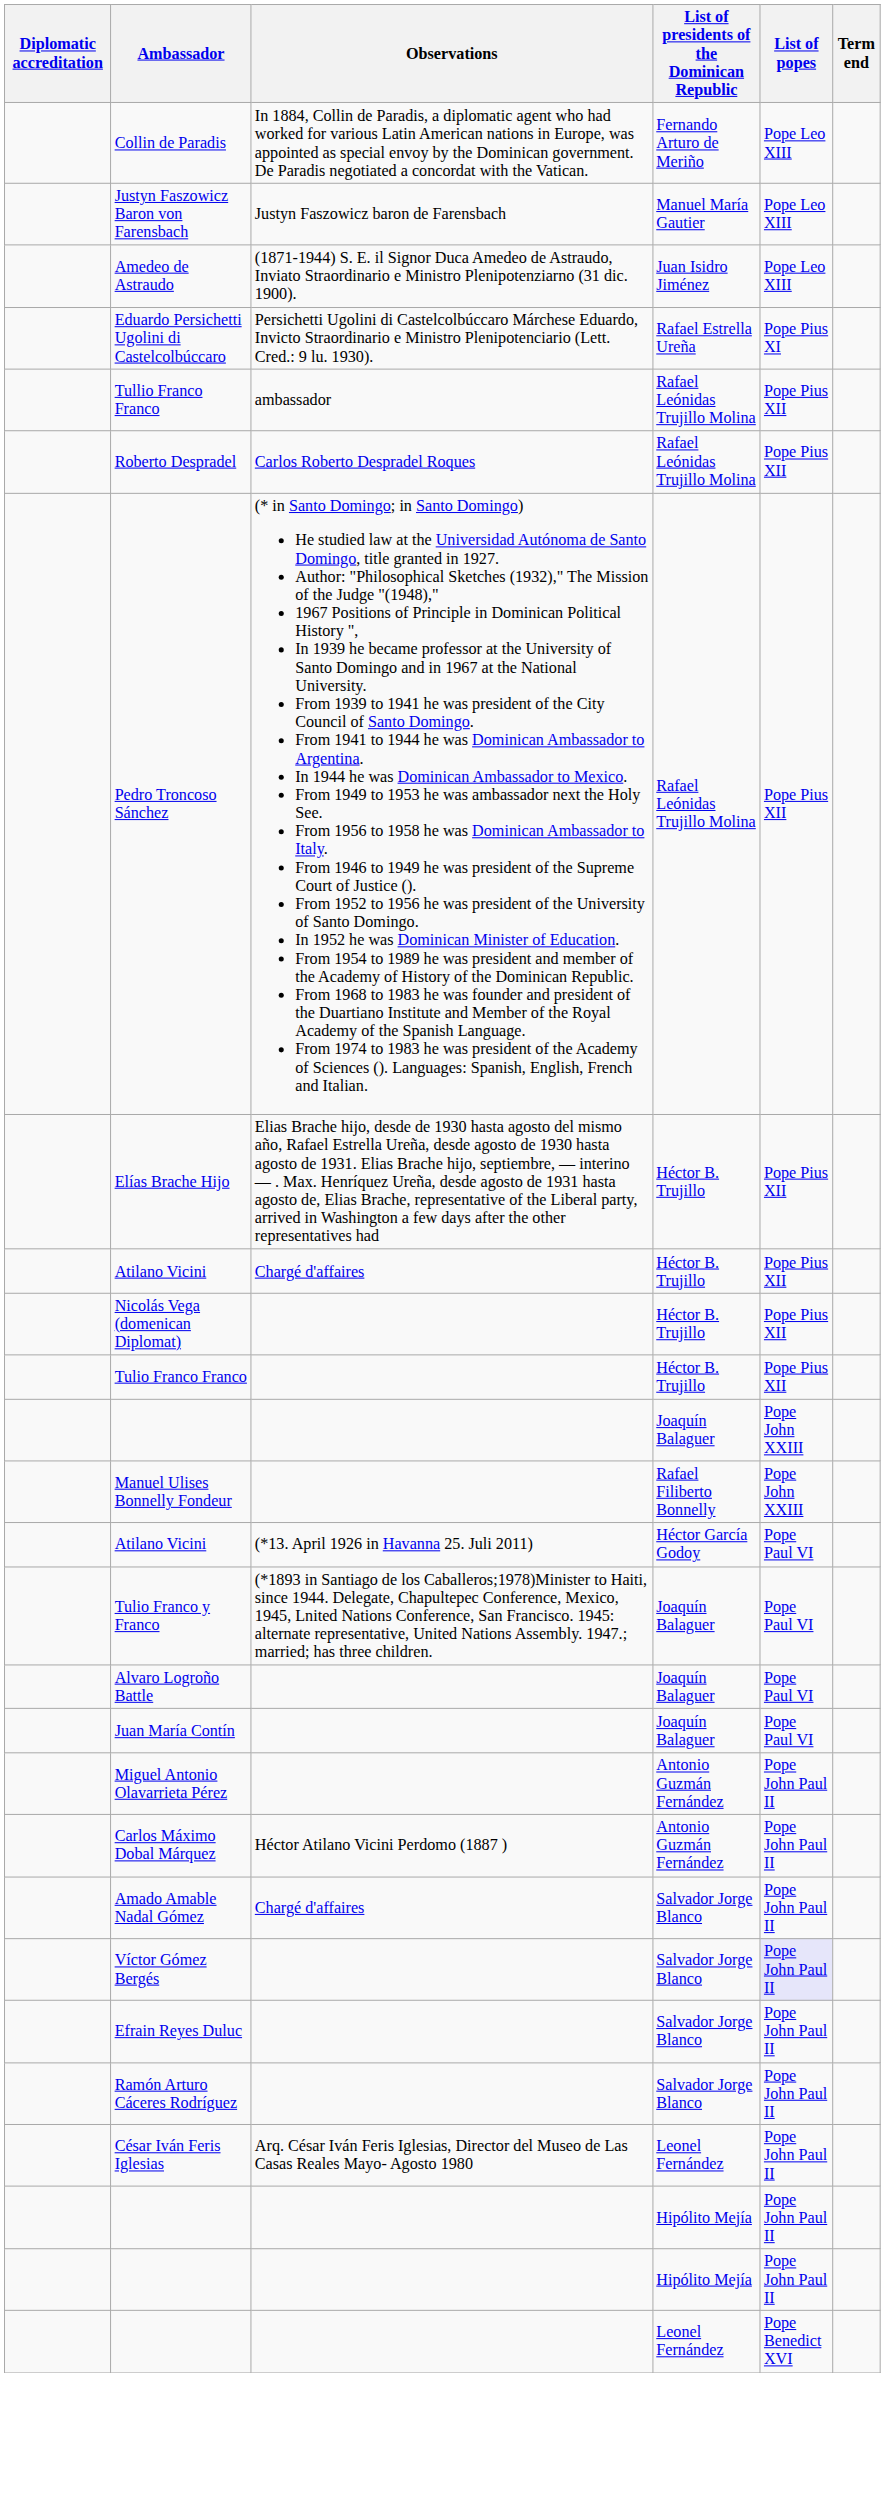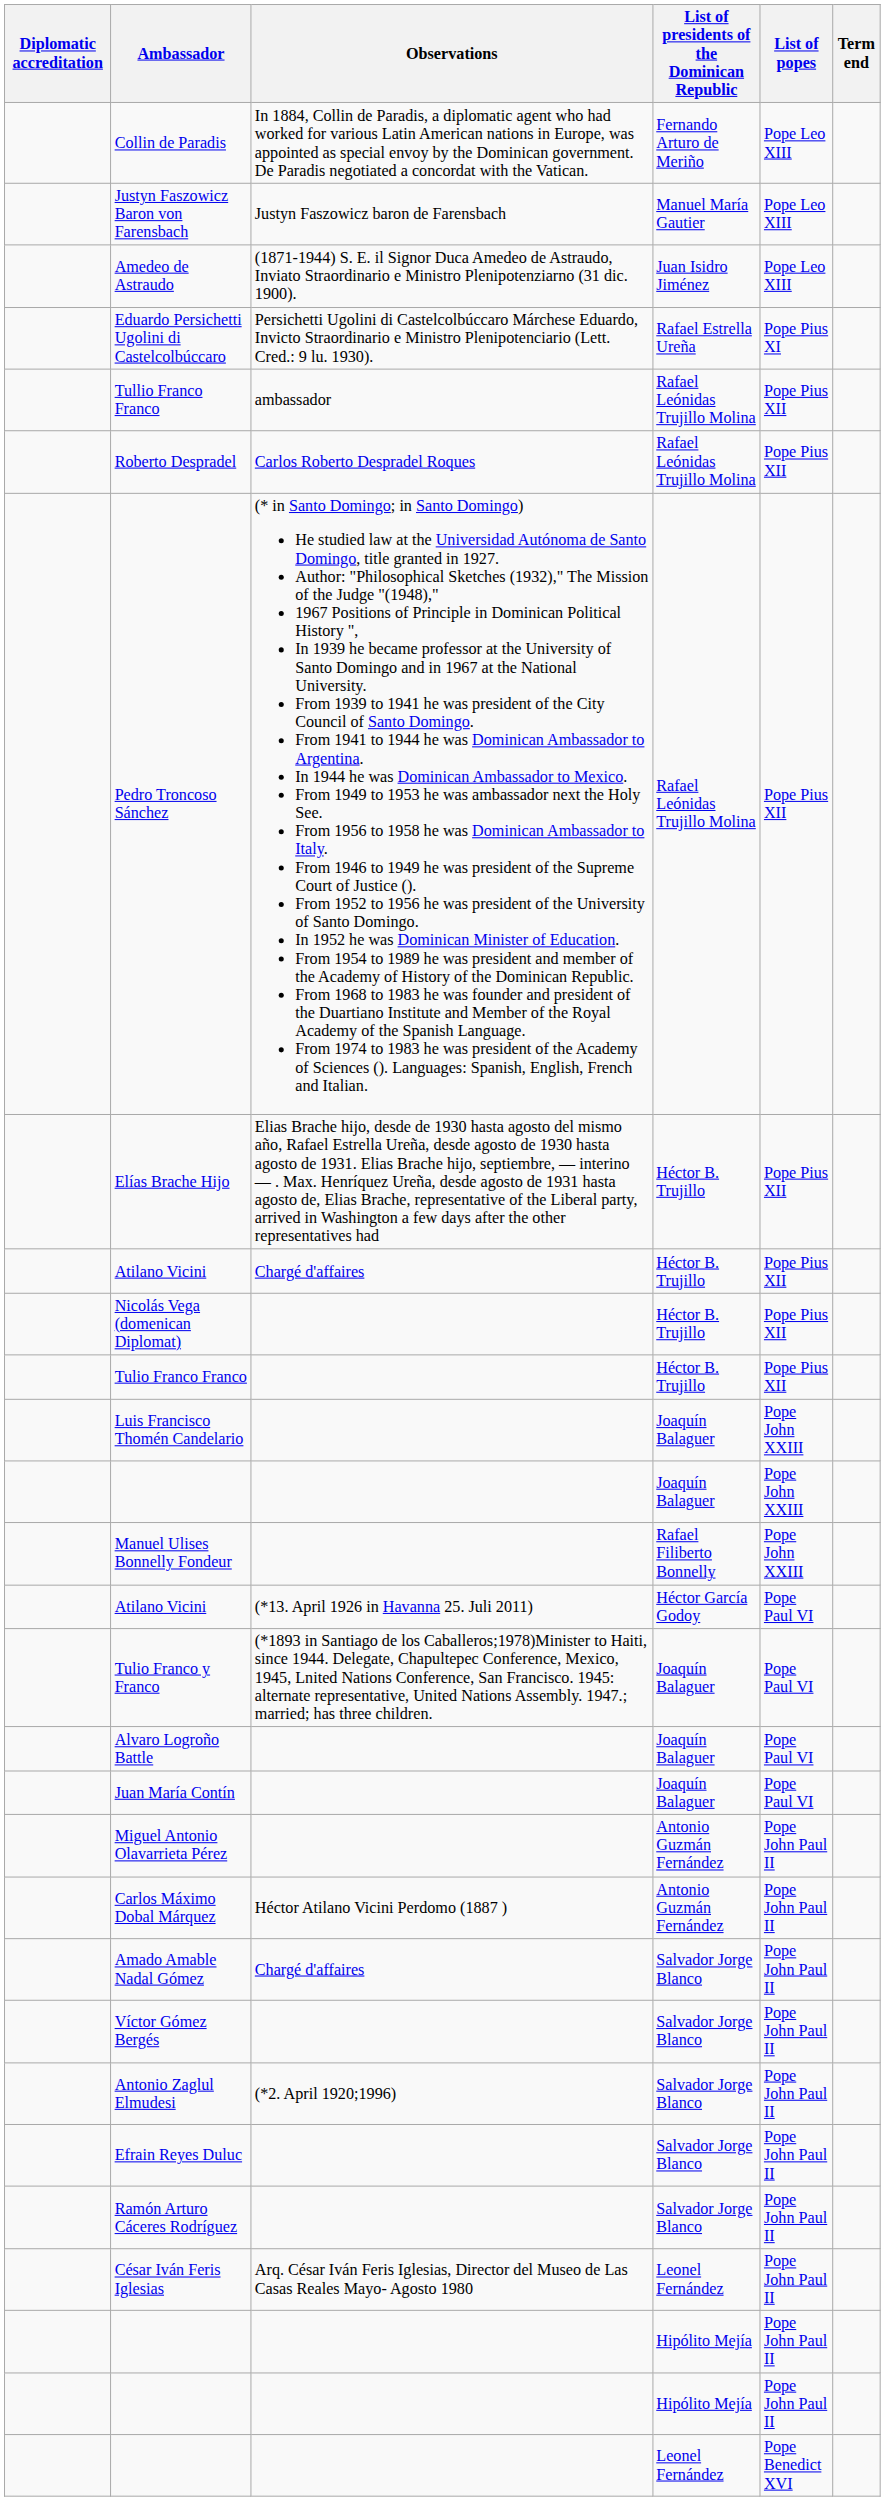+ row: (179, 1429)
(796, 1969) lavender background -> (796, 2031) no background
+ row: (164, 2093)
